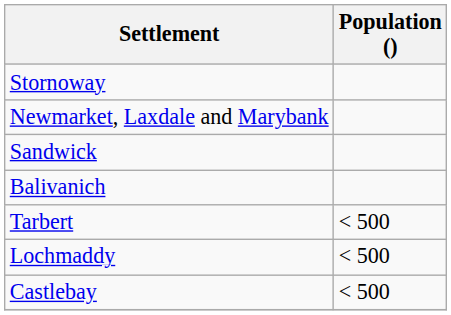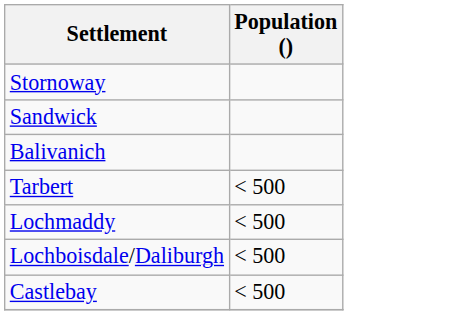- row: (169, 116)
+ row: (117, 256)
